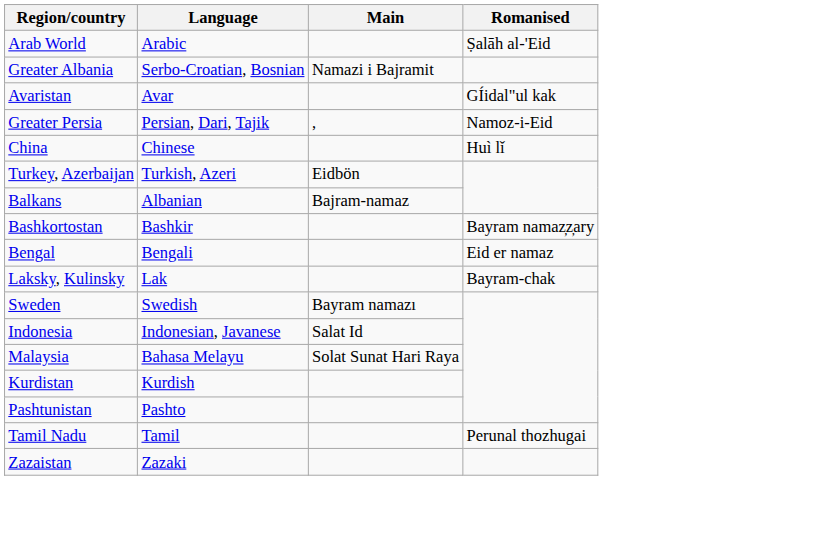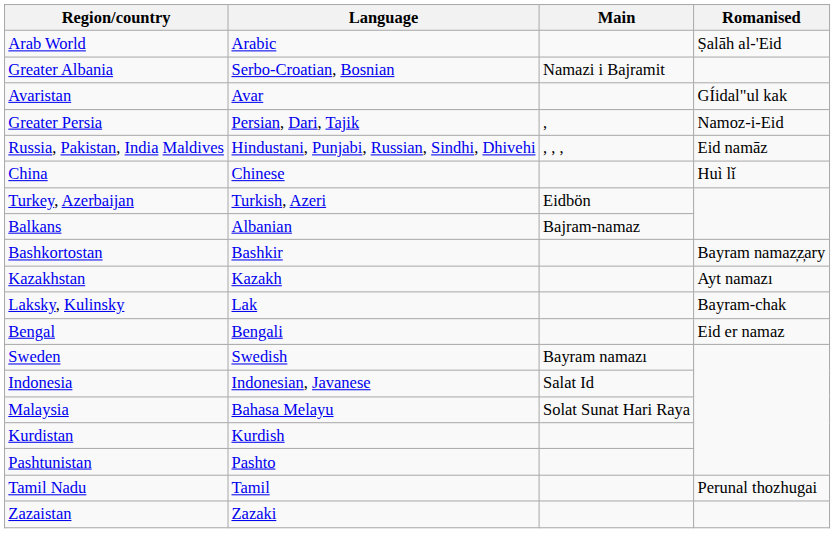+ row: (116, 148)
+ row: (47, 278)
rows swapped: (66, 278) <-> (32, 252)
